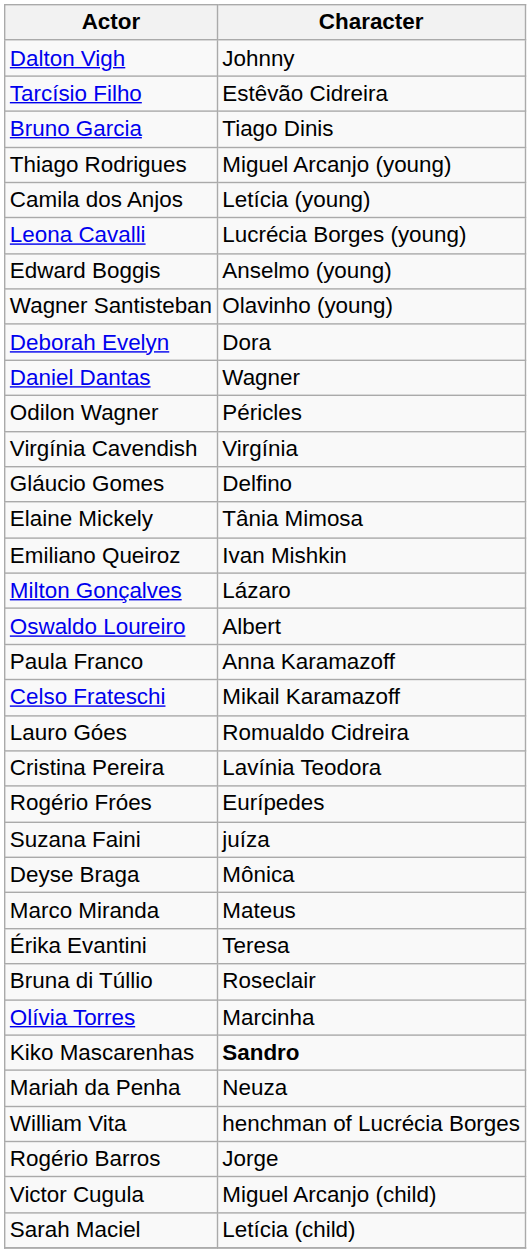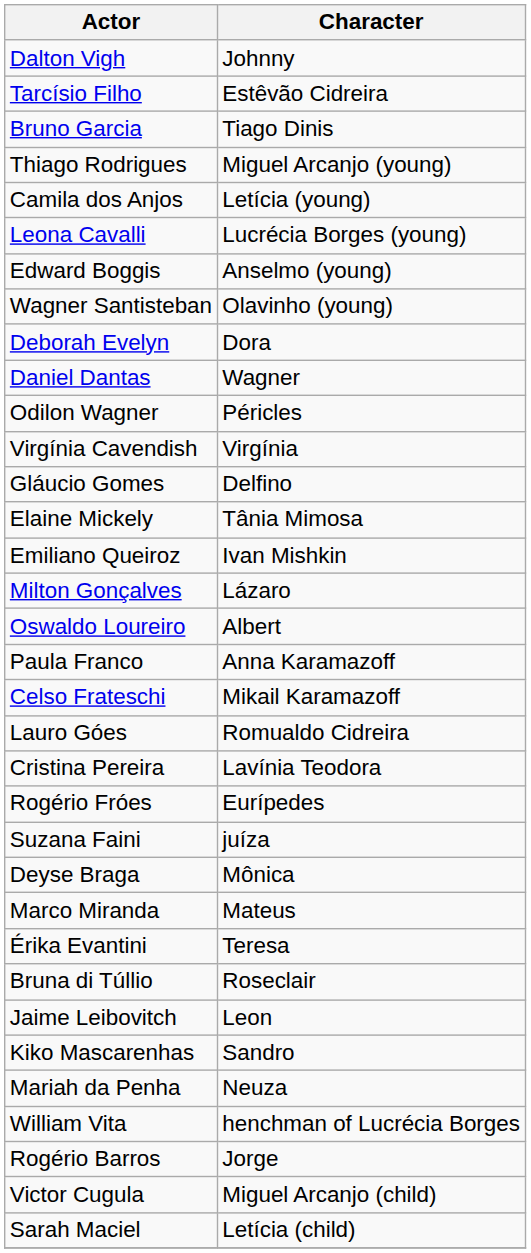- row: (73, 1016)
+ row: (93, 1016)
(261, 1052) bold -> (258, 1052) normal
